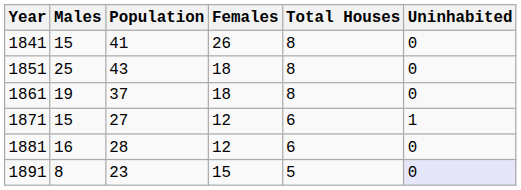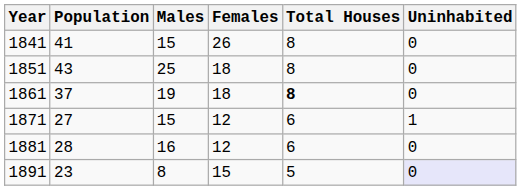columns swapped: (157, 18) <-> (78, 18)
(291, 95) normal -> (291, 95) bold
